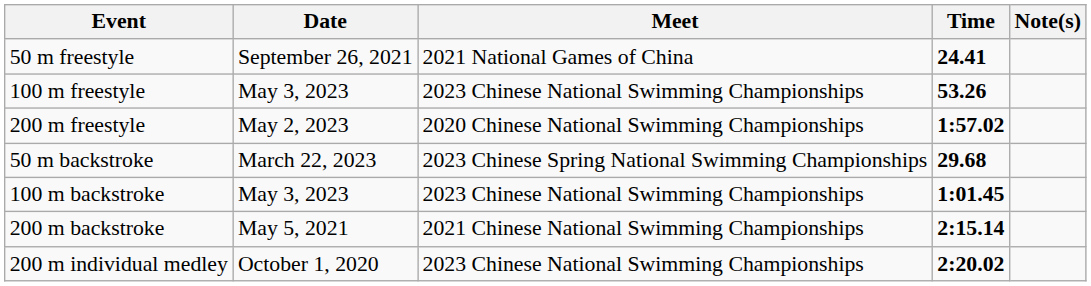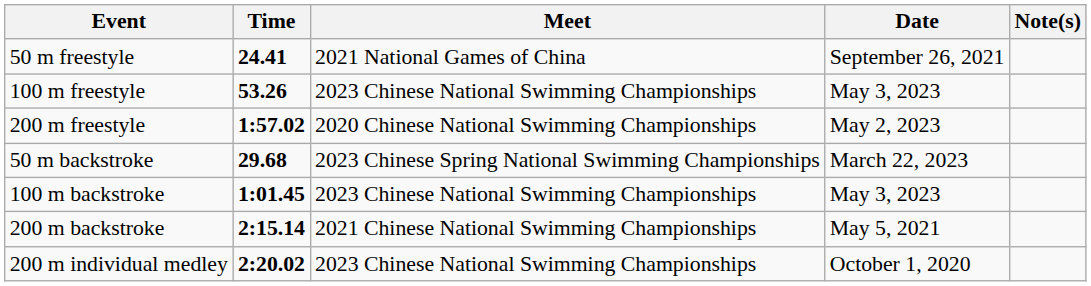columns swapped: (971, 21) <-> (325, 21)
